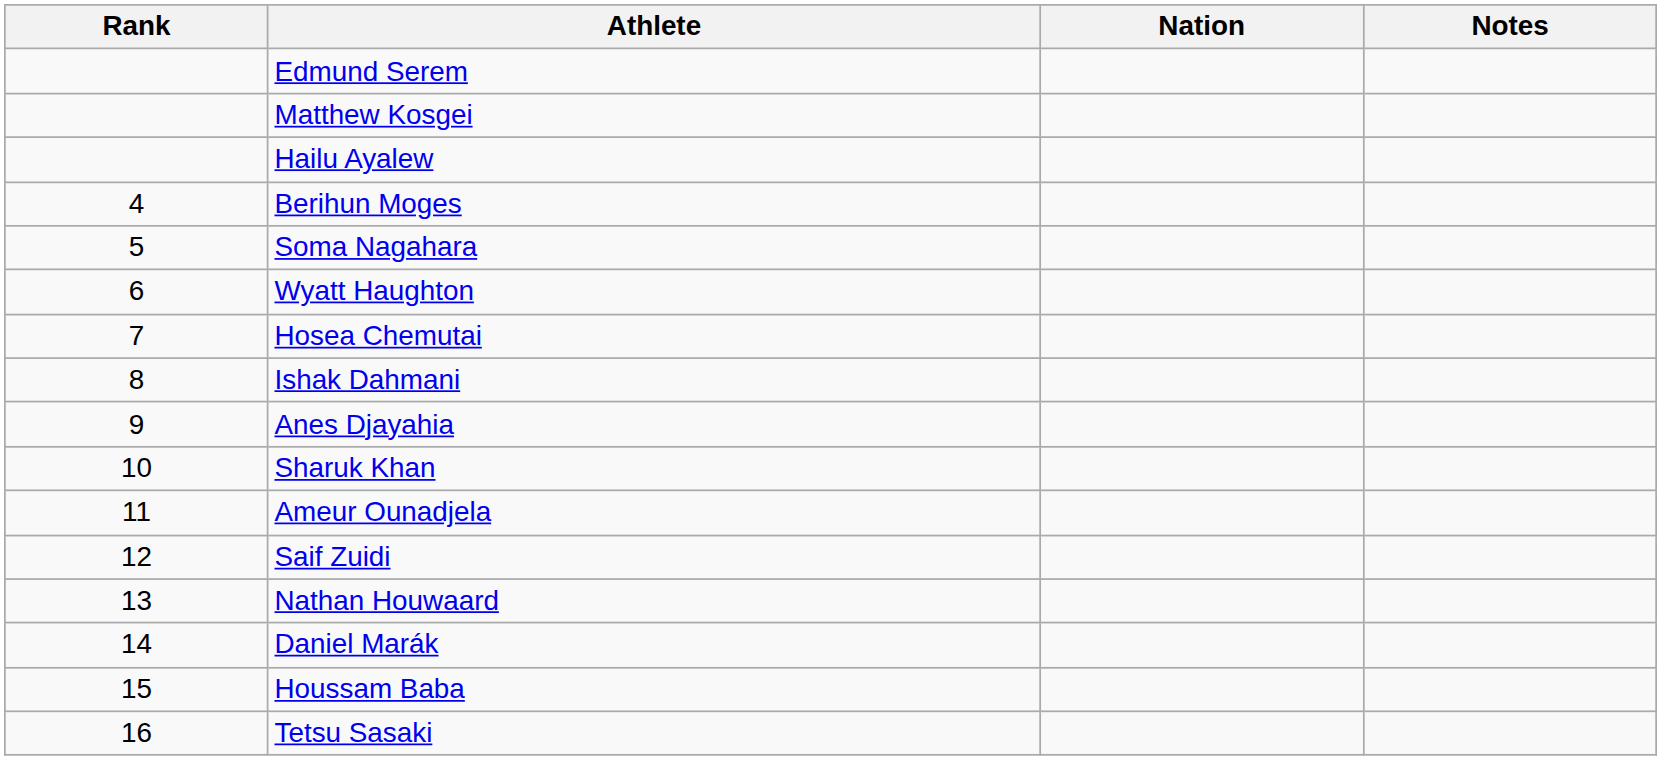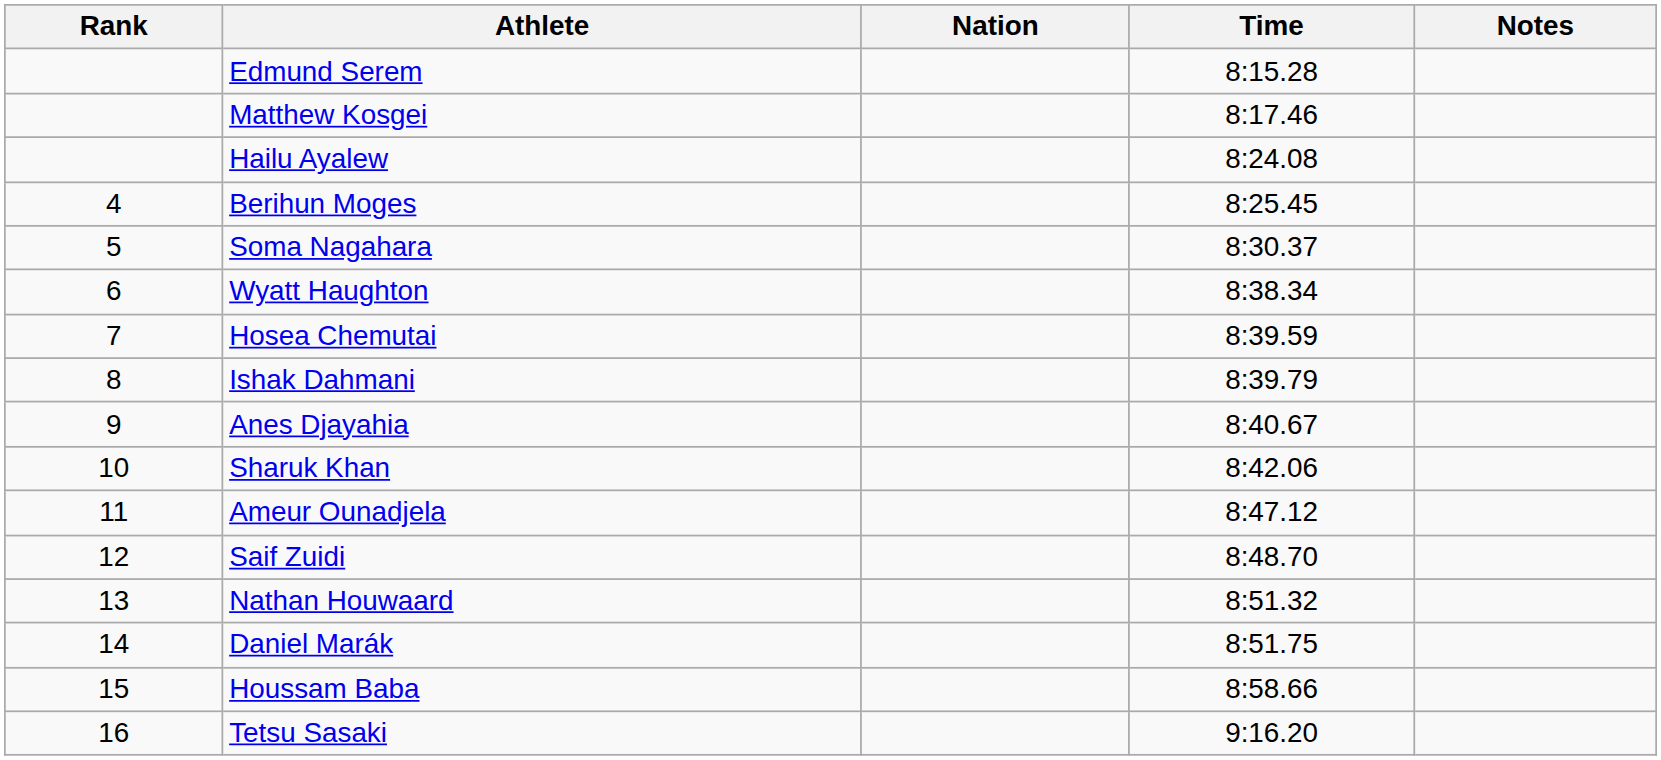+ column: (1272, 26)
